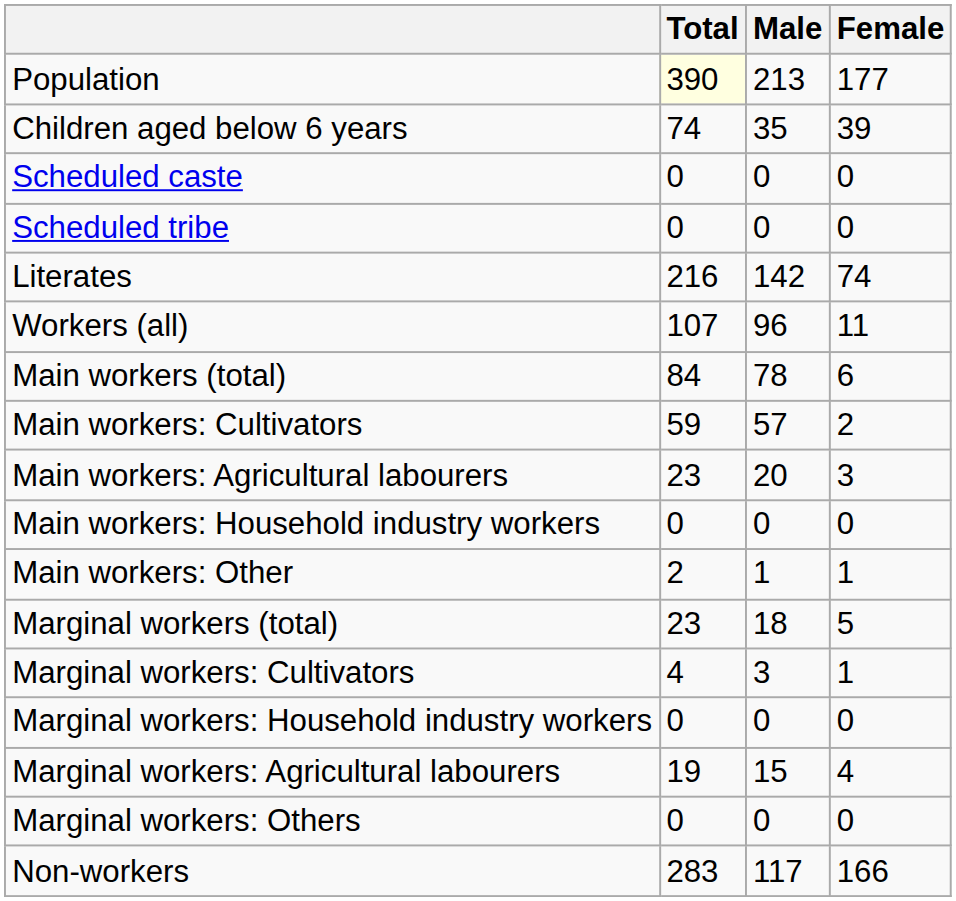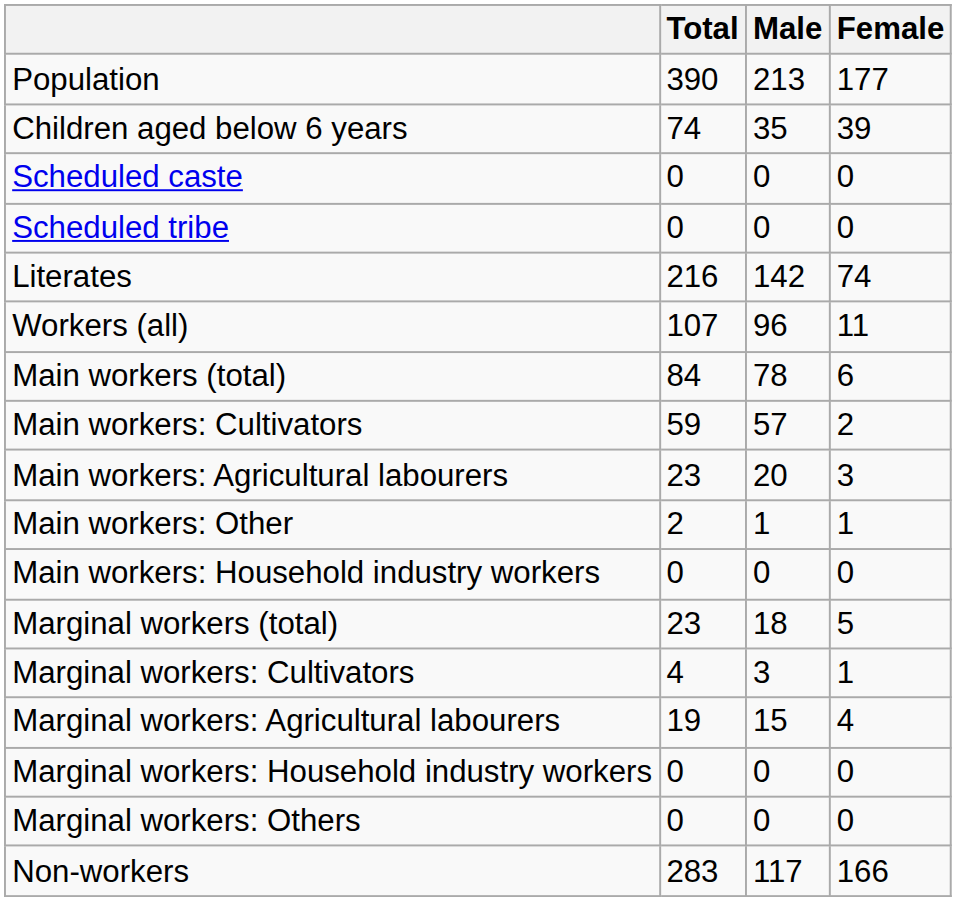(692, 78) lightyellow background -> (692, 78) no background
rows swapped: (306, 524) <-> (153, 573)
rows swapped: (286, 771) <-> (332, 721)
